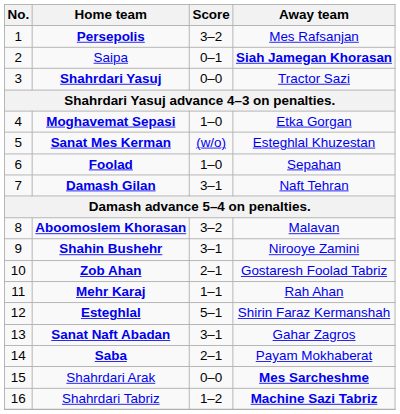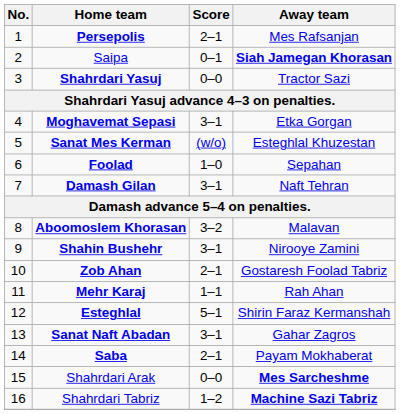(211, 36) 3–2 -> (211, 36) 2–1
(211, 121) 1–0 -> (211, 121) 3–1
